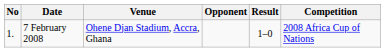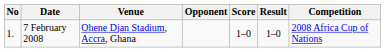+ column: (244, 12)
